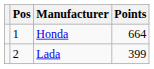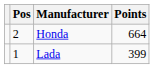(16, 34) 1 -> (16, 34) 2
(16, 54) 2 -> (16, 54) 1
